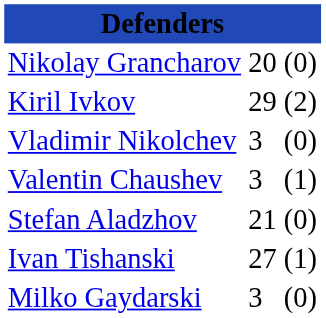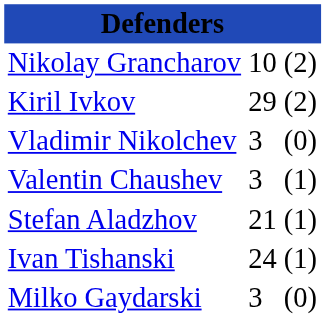(262, 62) 20 -> (262, 62) 10
(300, 62) (0) -> (300, 62) (2)
(300, 219) (0) -> (300, 219) (1)
(262, 258) 27 -> (262, 258) 24
